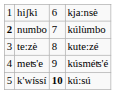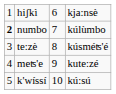(83, 47) kute:zé -> (88, 47) kúsméʦ'é
(88, 64) kúsméʦ'é -> (83, 64) kute:zé
(57, 81) bold -> (57, 81) normal
